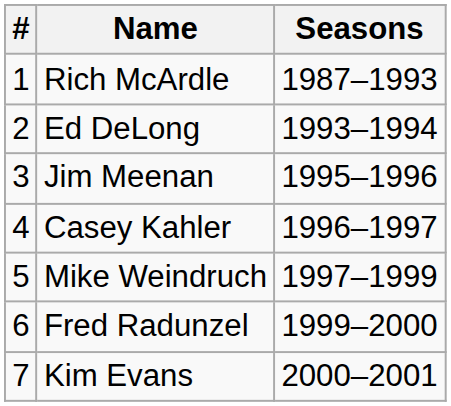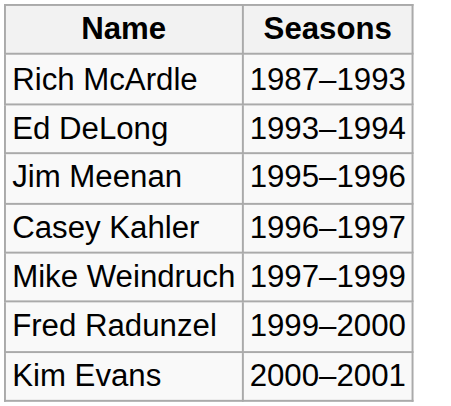- column: (21, 29)
